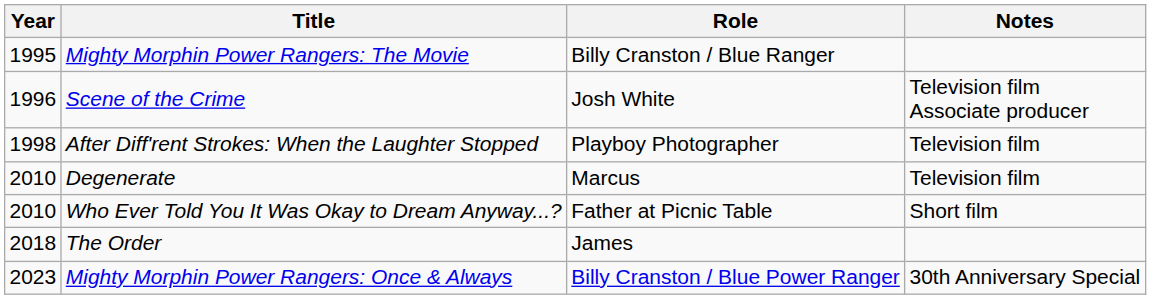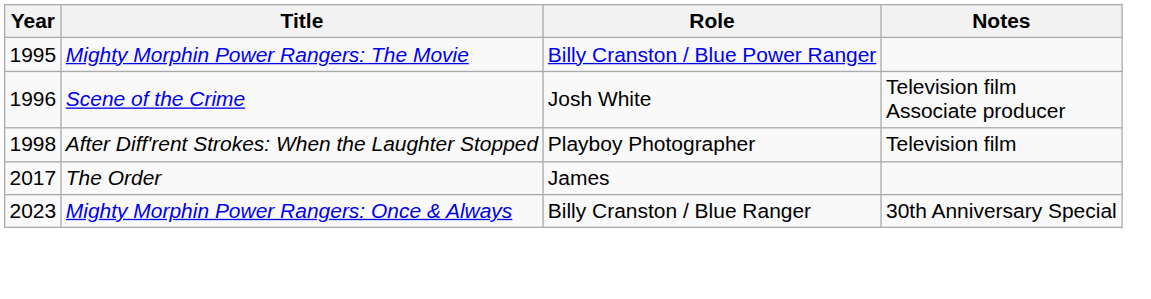(703, 54) Billy Cranston / Blue Ranger -> (712, 54) Billy Cranston / Blue Power Ranger
- row: (121, 177)
- row: (314, 210)
(33, 244) 2018 -> (33, 177) 2017
(736, 277) Billy Cranston / Blue Power Ranger -> (679, 210) Billy Cranston / Blue Ranger
